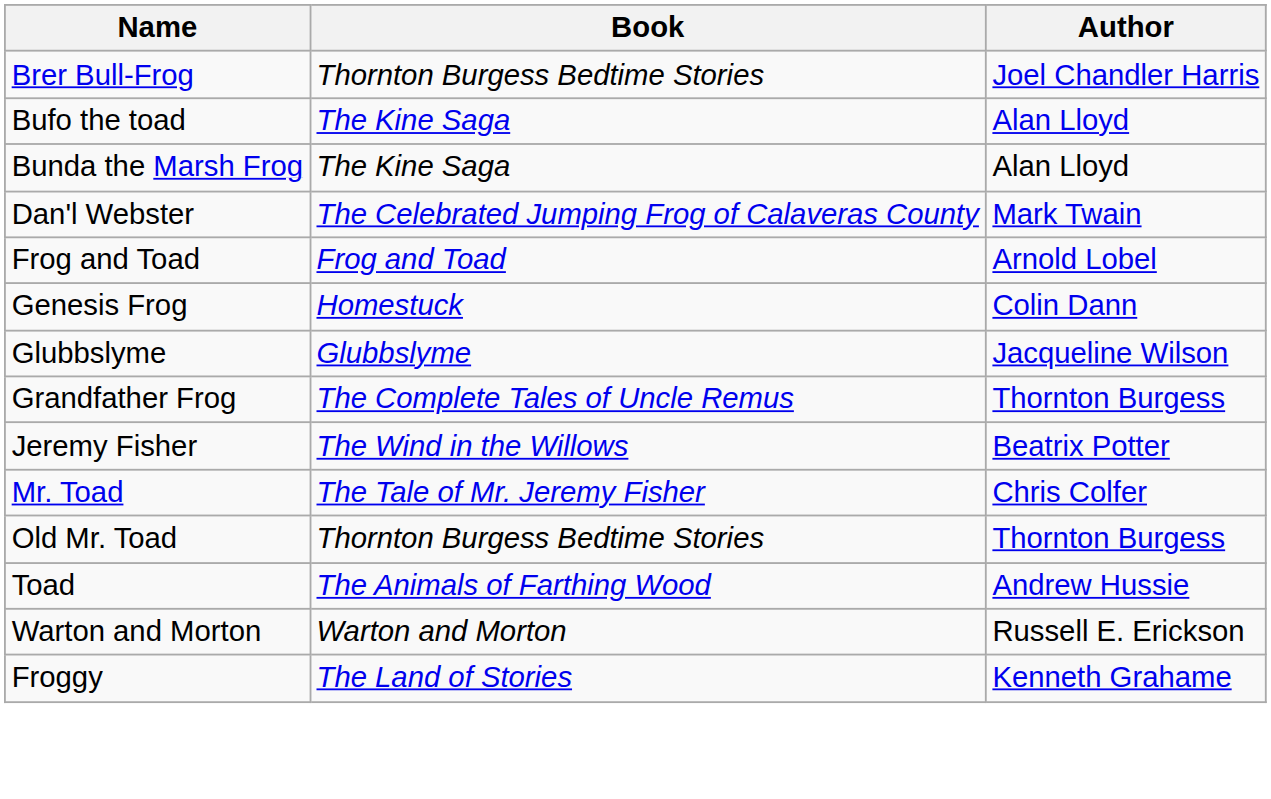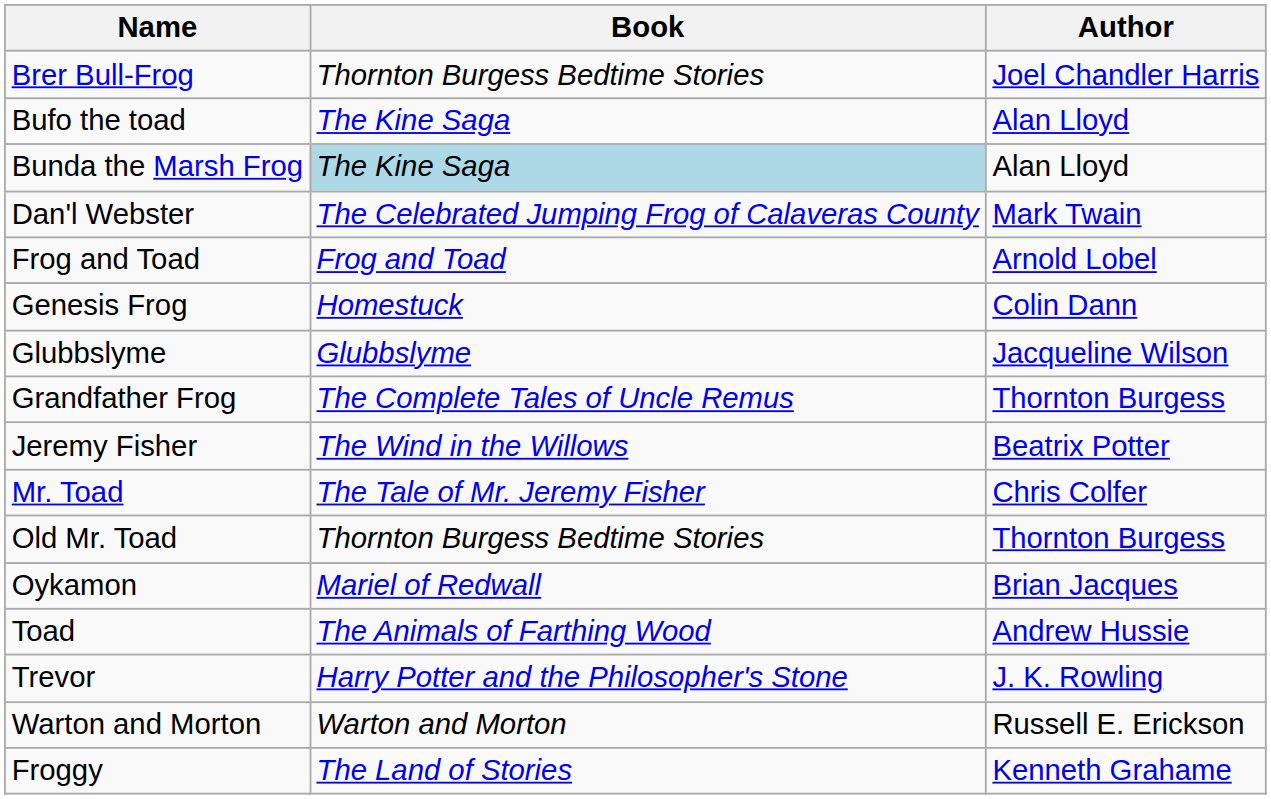(413, 167) no background -> (413, 167) lightblue background
+ row: (74, 584)
+ row: (53, 677)
